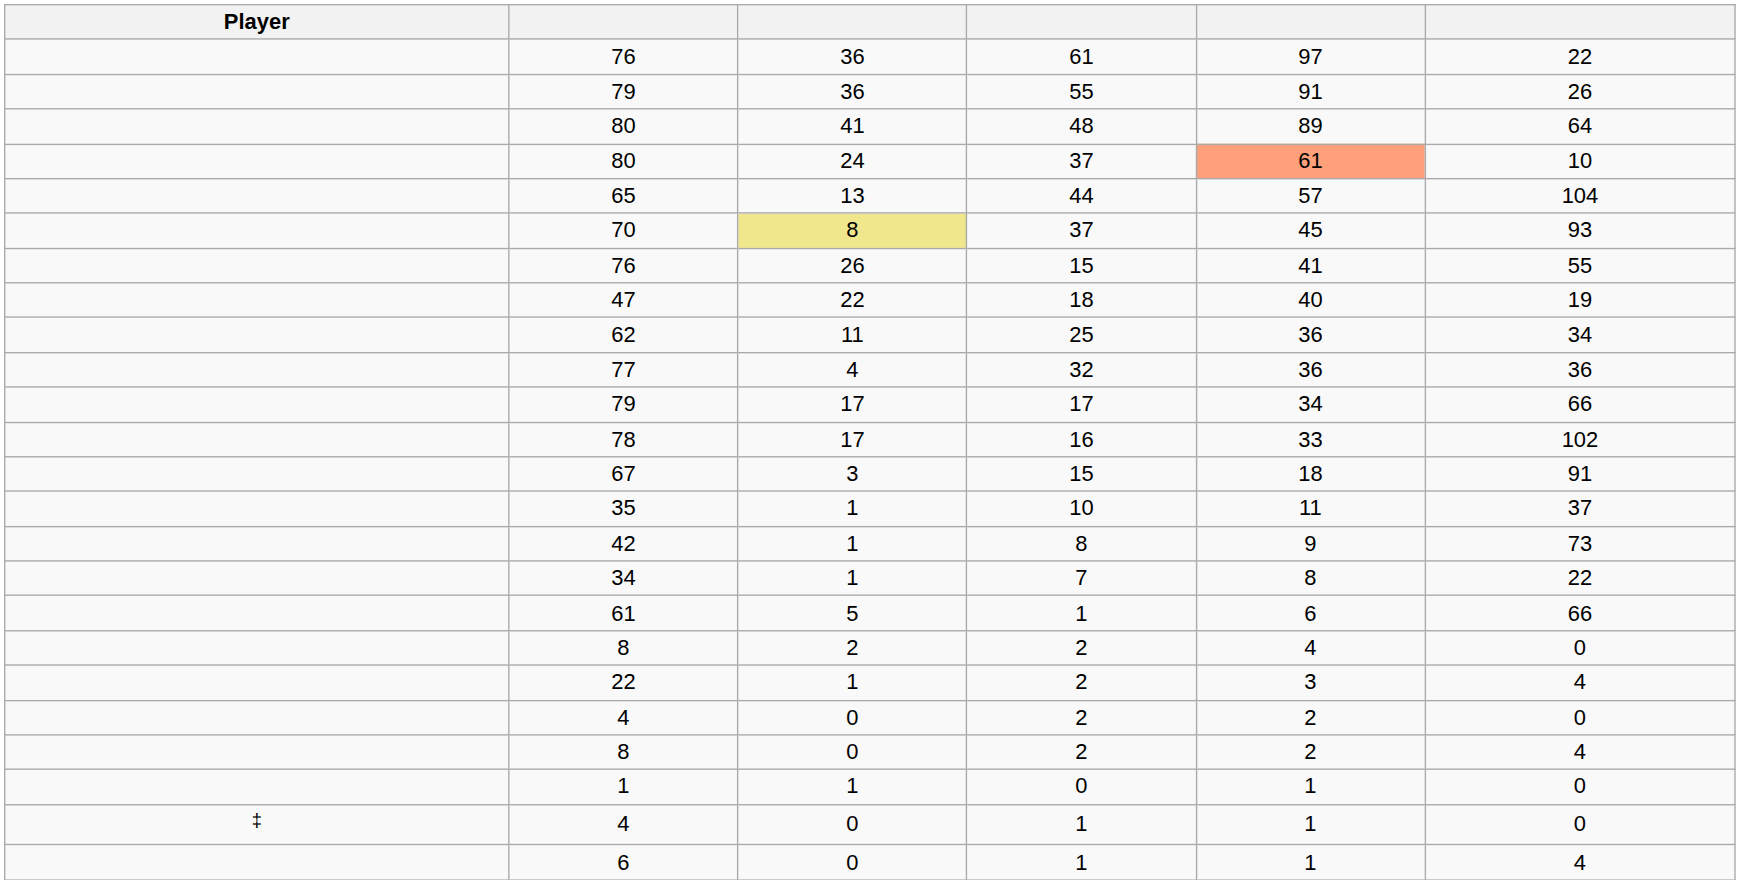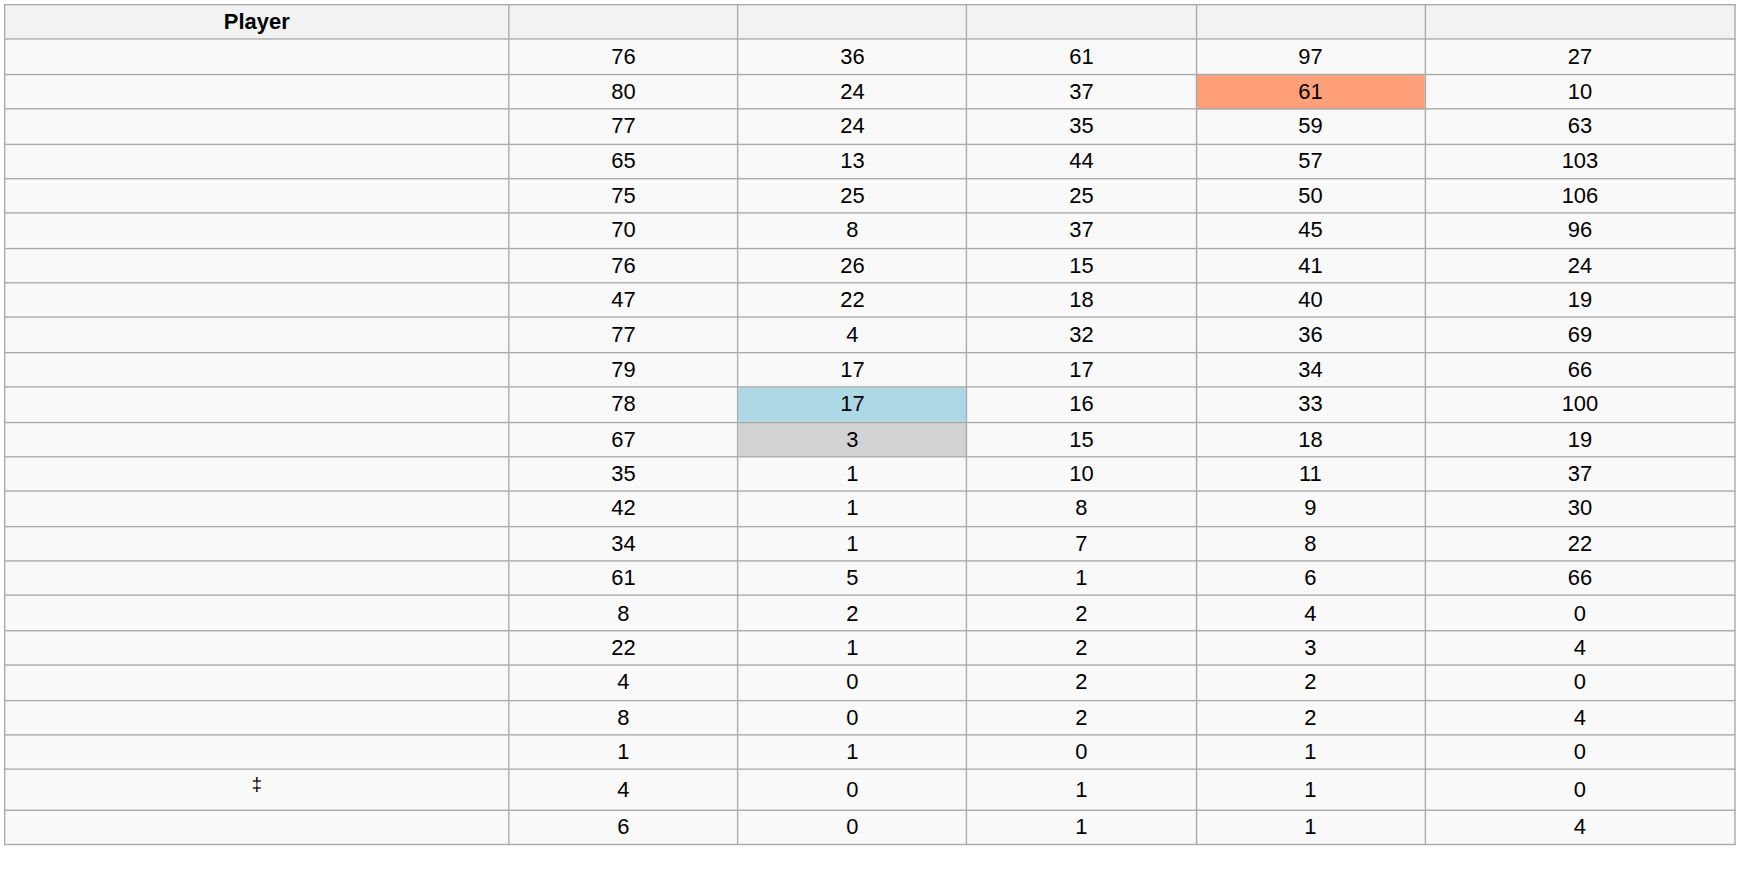(1580, 56) 22 -> (1580, 56) 27
- row: (623, 91)
- row: (623, 126)
+ row: (623, 126)
(1580, 195) 104 -> (1580, 160) 103
+ row: (623, 195)
(852, 230) khaki background -> (852, 230) no background
(1580, 230) 93 -> (1580, 230) 96
(1580, 265) 55 -> (1580, 265) 24
- row: (623, 334)
(1580, 369) 36 -> (1580, 334) 69
(852, 439) no background -> (852, 404) lightblue background
(1580, 439) 102 -> (1580, 404) 100
(852, 473) no background -> (852, 439) lightgrey background
(1580, 473) 91 -> (1580, 439) 19
(1580, 543) 73 -> (1580, 508) 30
